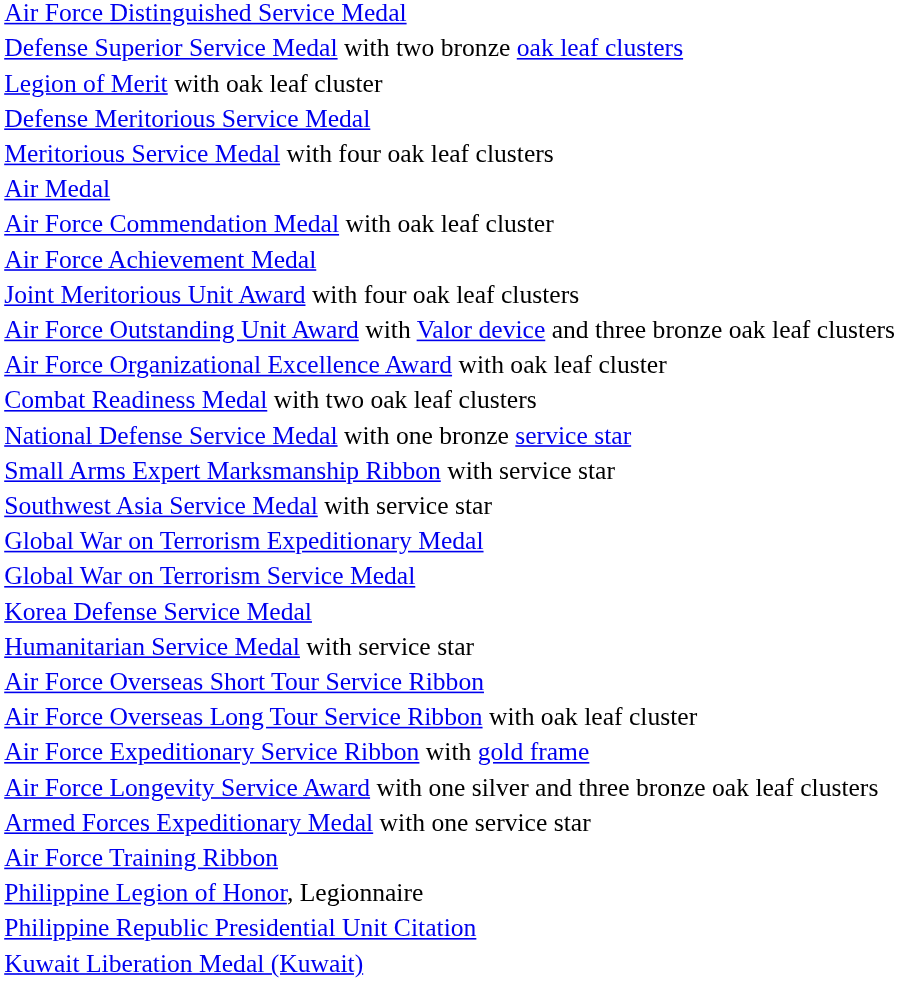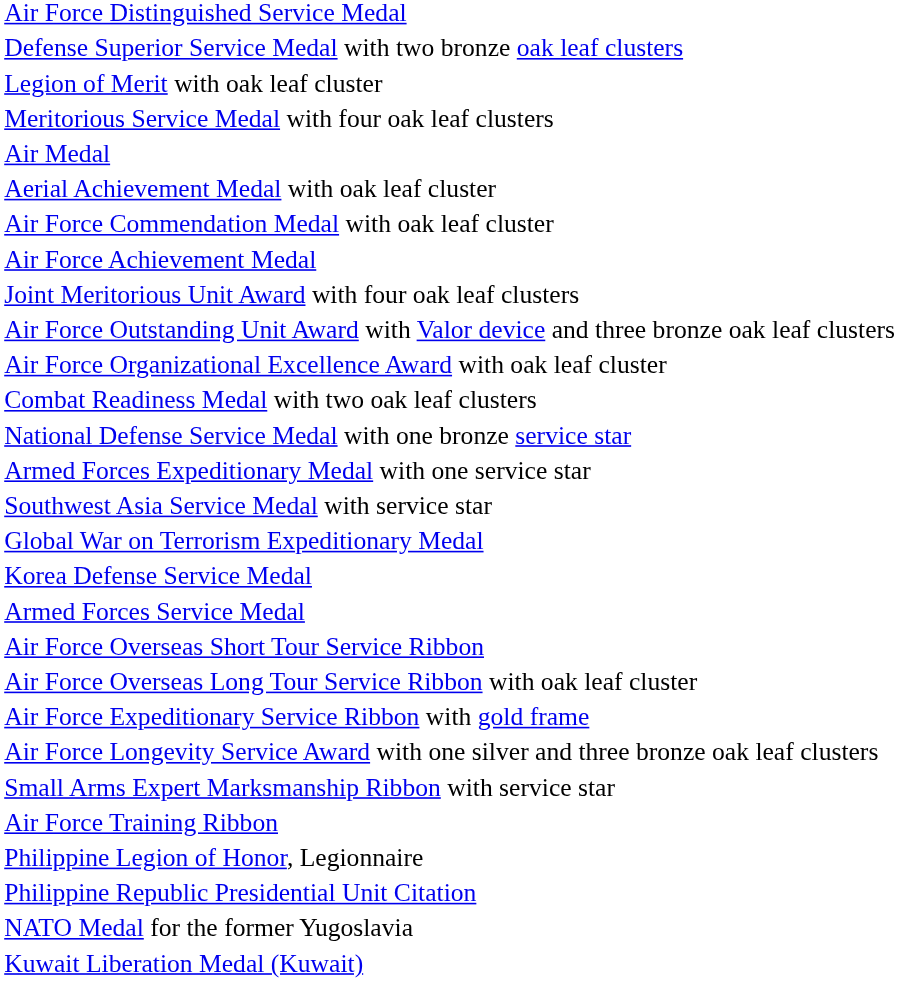- row: (187, 118)
+ row: (250, 188)
rows swapped: (297, 822) <-> (310, 470)
- row: (210, 576)
+ row: (155, 611)
- row: (239, 646)
+ row: (209, 928)
